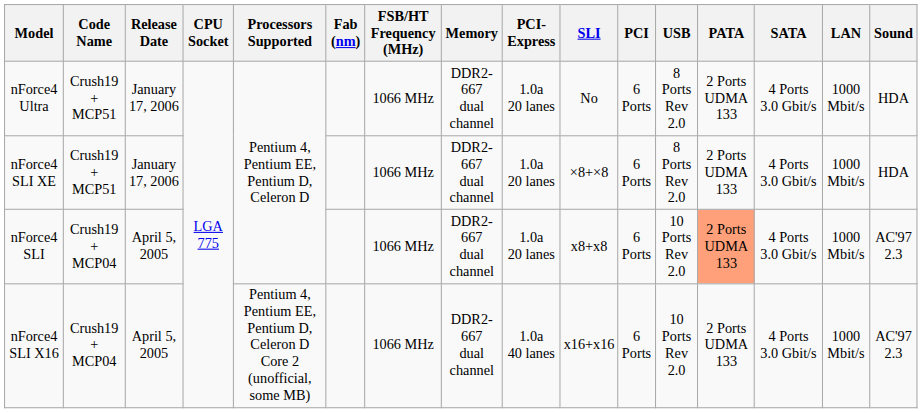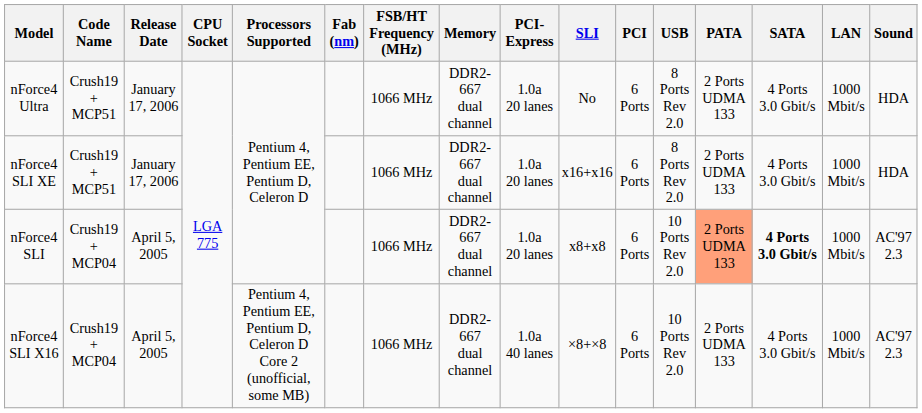(589, 172) ×8+×8 -> (587, 172) x16+x16
(788, 246) normal -> (787, 246) bold
(589, 345) x16+x16 -> (587, 345) ×8+×8
